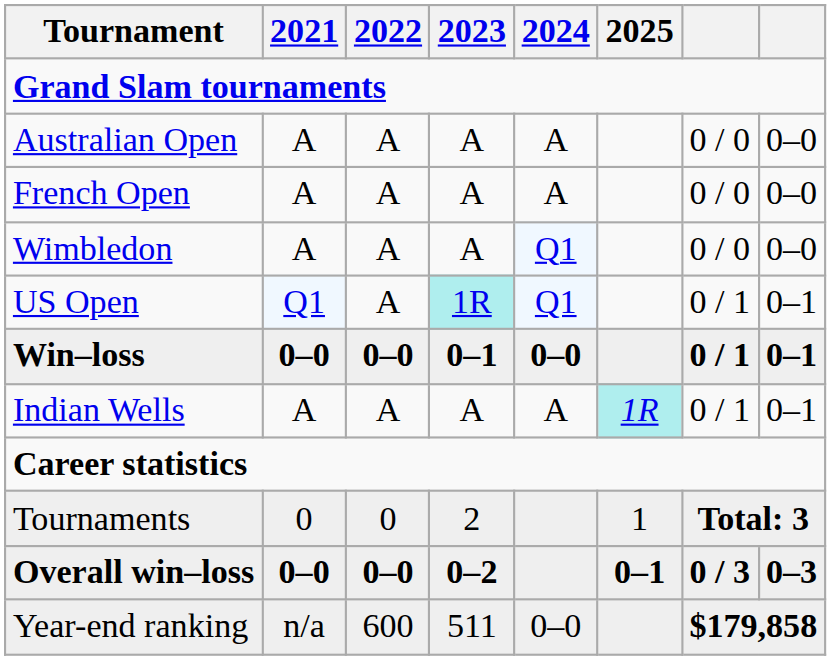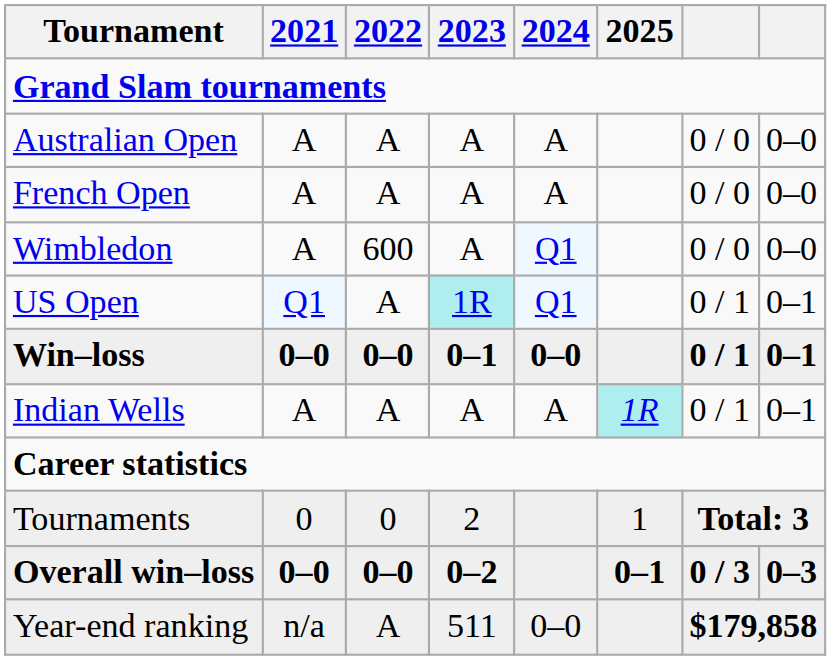(388, 247) A -> (388, 247) 600
(388, 626) 600 -> (388, 626) A
